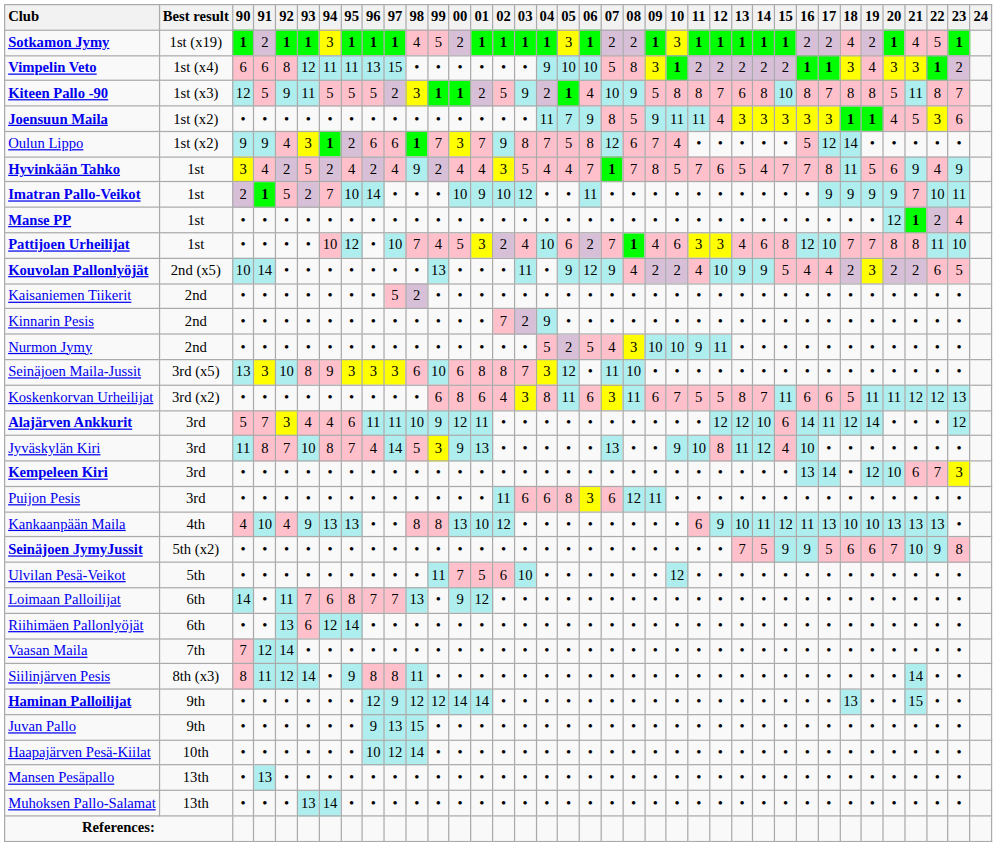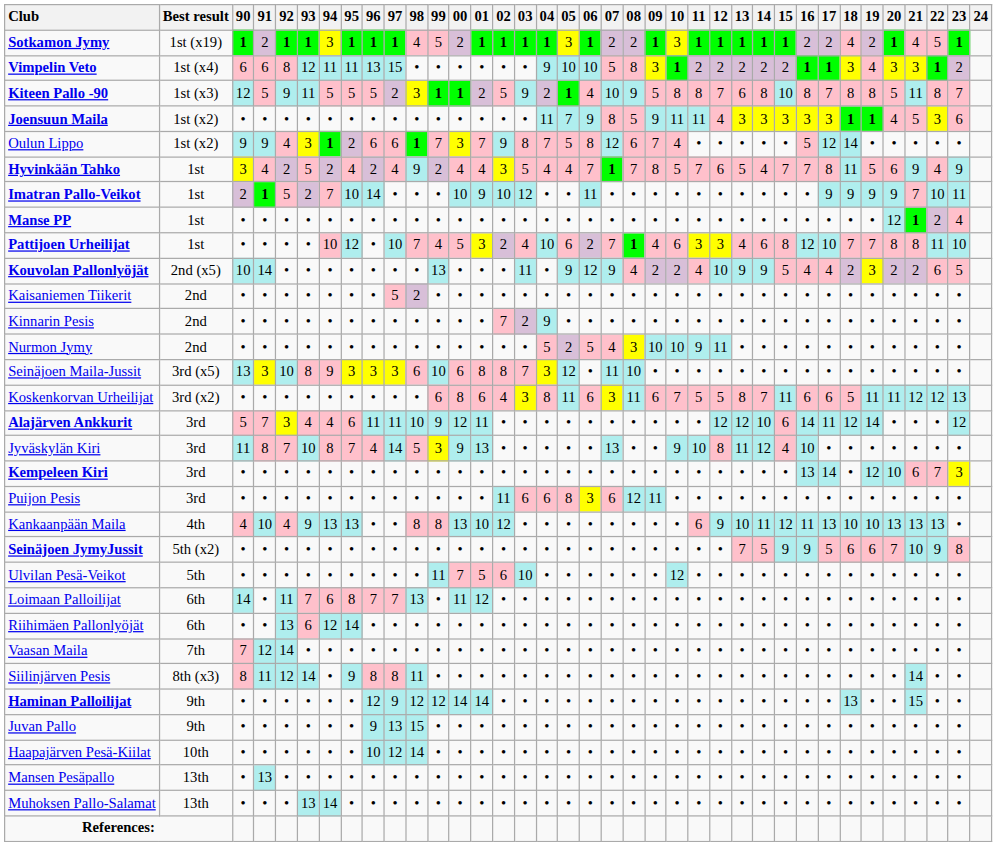(460, 600) 9 -> (460, 600) 11
